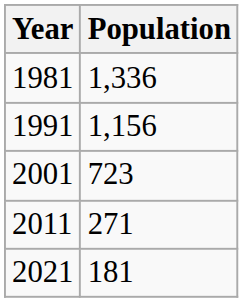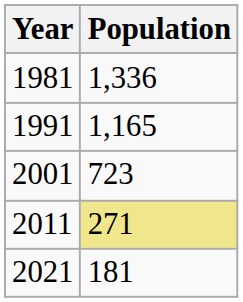(122, 126) 1,156 -> (122, 126) 1,165
(111, 223) no background -> (111, 223) khaki background
